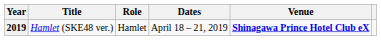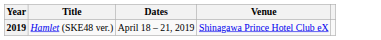- column: (132, 12)
(301, 27) bold -> (264, 27) normal
